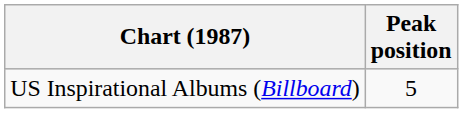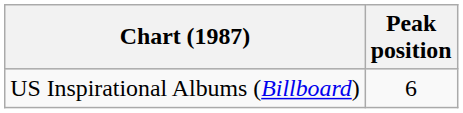(411, 88) 5 -> (411, 88) 6
